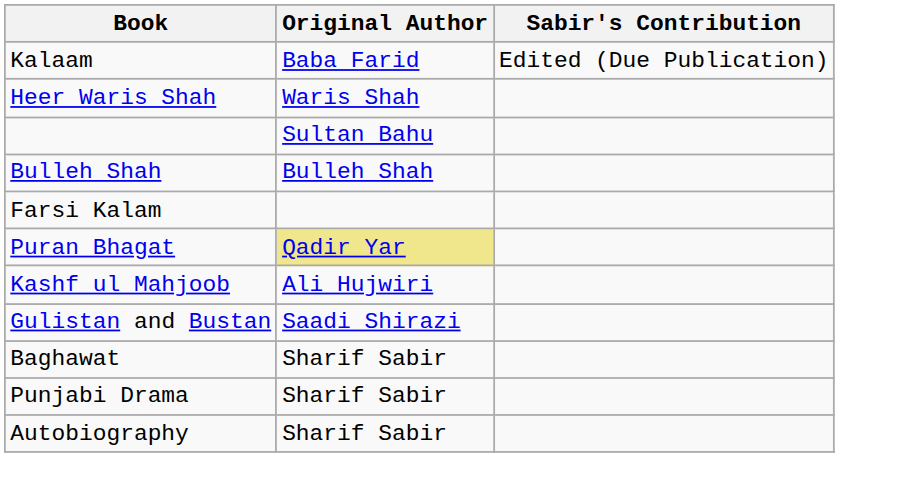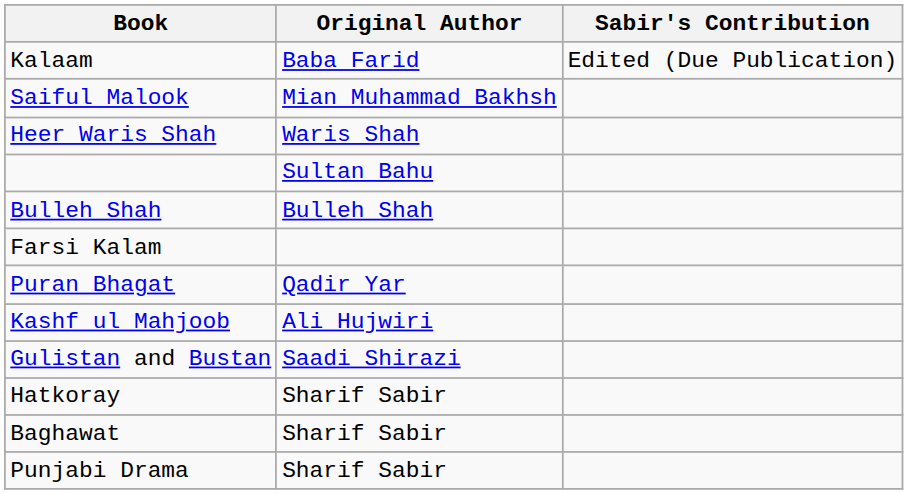+ row: (100, 98)
(344, 247) khaki background -> (344, 285) no background
+ row: (65, 396)
- row: (100, 434)
